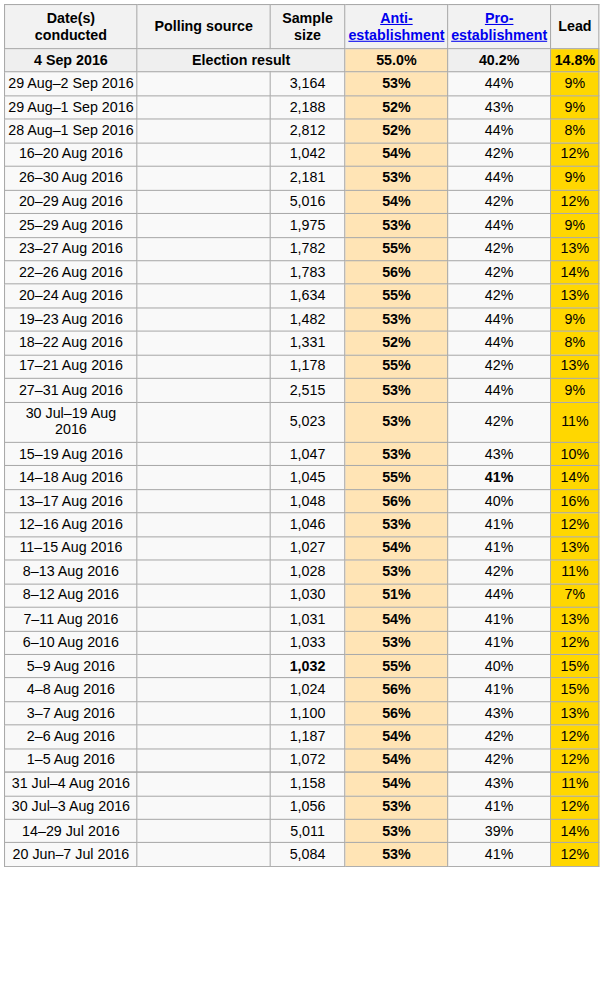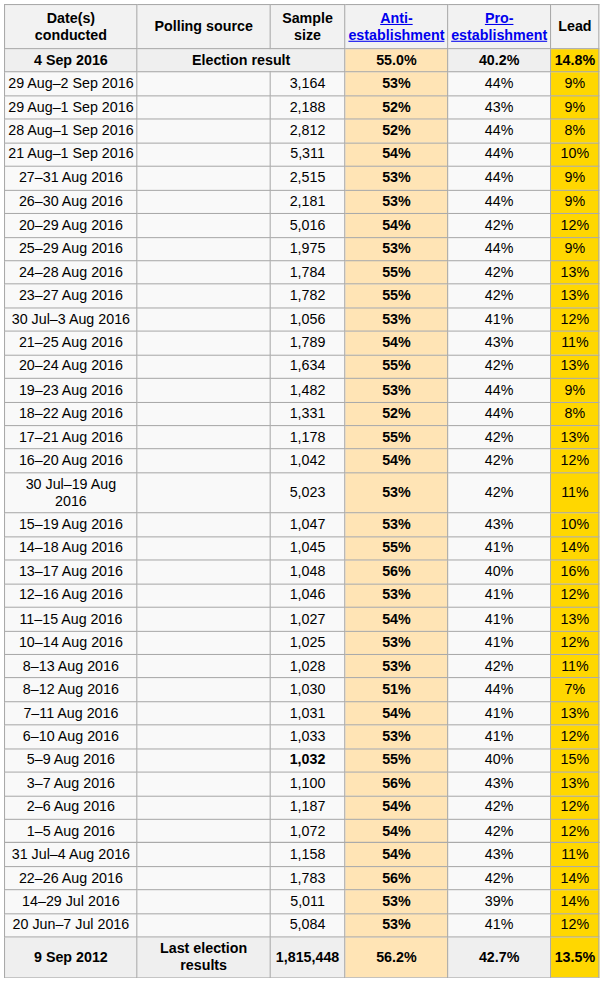+ row: (71, 154)
rows swapped: (71, 389) <-> (71, 154)
+ row: (71, 272)
rows swapped: (71, 272) <-> (71, 807)
+ row: (71, 342)
(499, 477) bold -> (499, 547) normal
+ row: (71, 642)
- row: (71, 689)
+ row: (71, 956)
